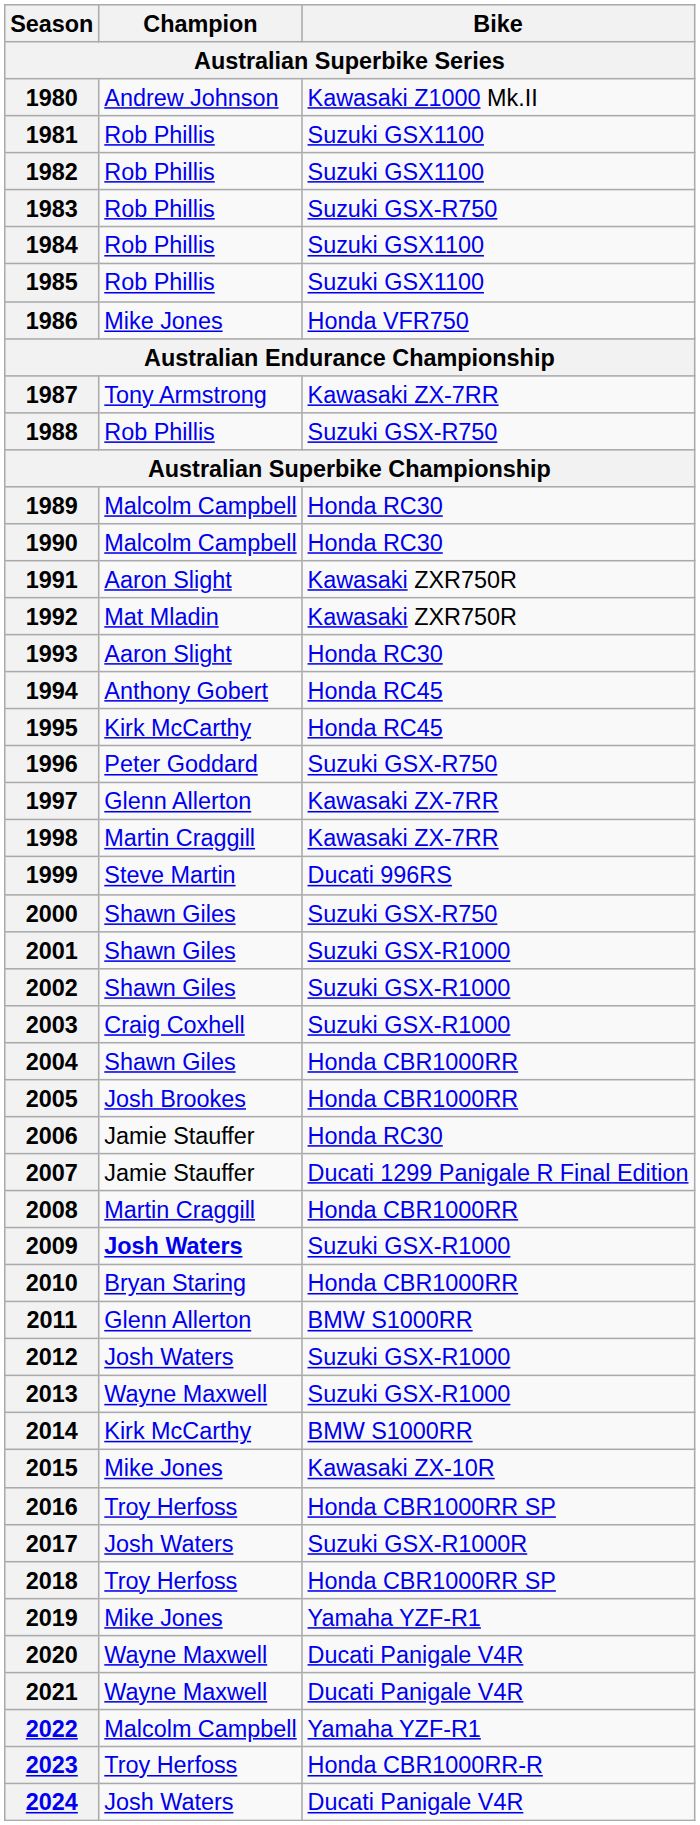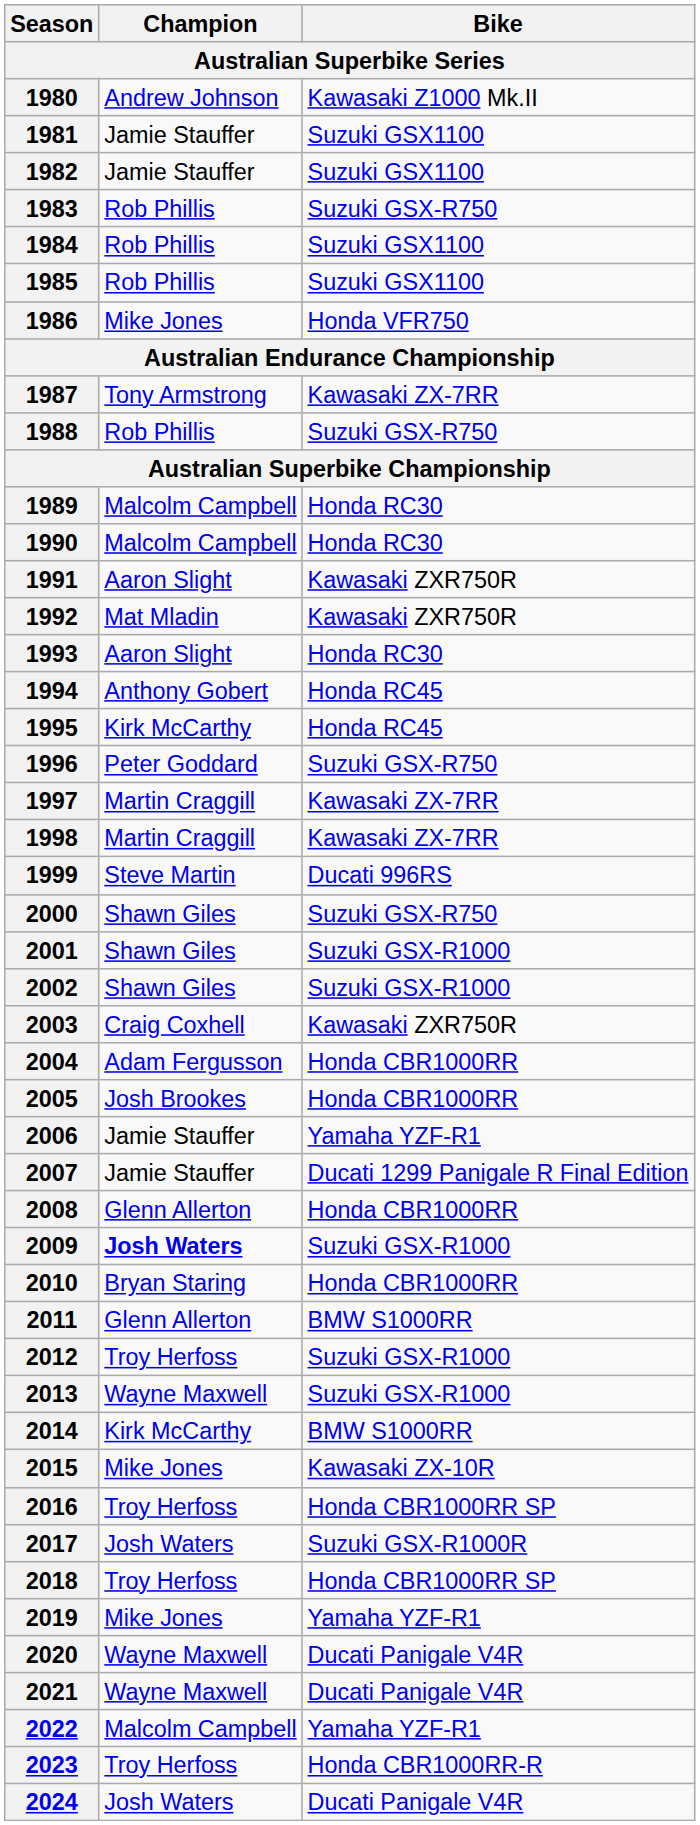(160, 135) Rob Phillis -> (179, 135) Jamie Stauffer
(160, 172) Rob Phillis -> (179, 172) Jamie Stauffer
(178, 802) Glenn Allerton -> (180, 802) Martin Craggill
(409, 1024) Suzuki GSX-R1000 -> (412, 1024) Kawasaki ZXR750R
(170, 1061) Shawn Giles -> (193, 1061) Adam Fergusson
(375, 1135) Honda RC30 -> (394, 1135) Yamaha YZF-R1
(180, 1209) Martin Craggill -> (178, 1209) Glenn Allerton
(169, 1358) Josh Waters -> (171, 1358) Troy Herfoss
